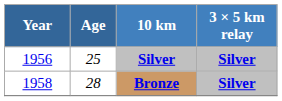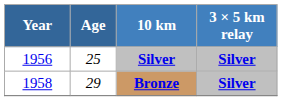(93, 83) 28 -> (93, 83) 29
